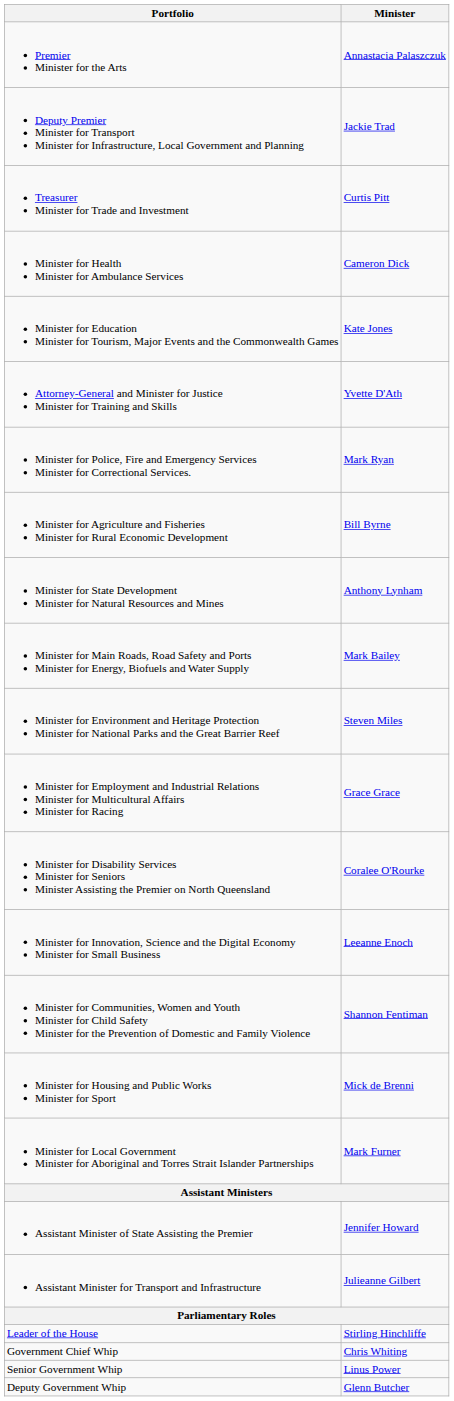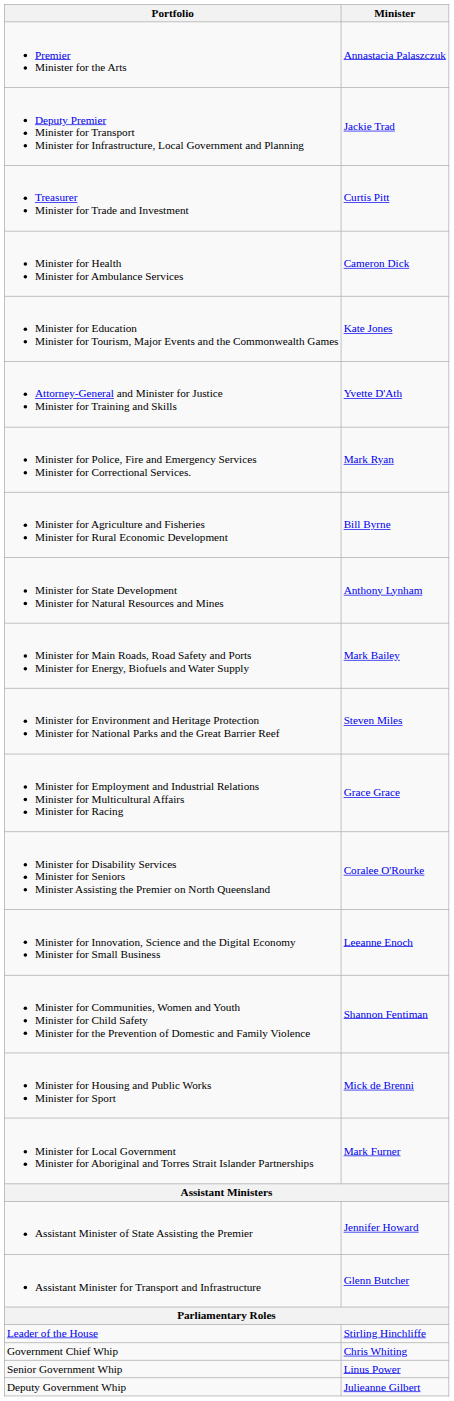(382, 1280) Julieanne Gilbert -> (376, 1280) Glenn Butcher
(376, 1387) Glenn Butcher -> (382, 1387) Julieanne Gilbert
